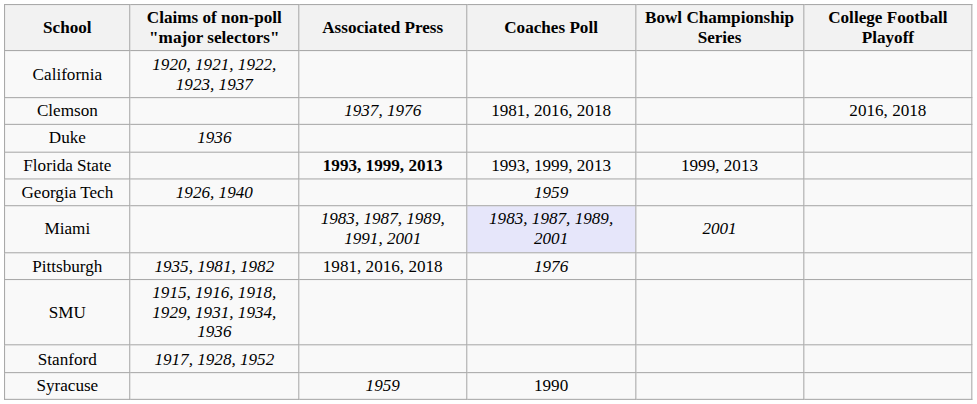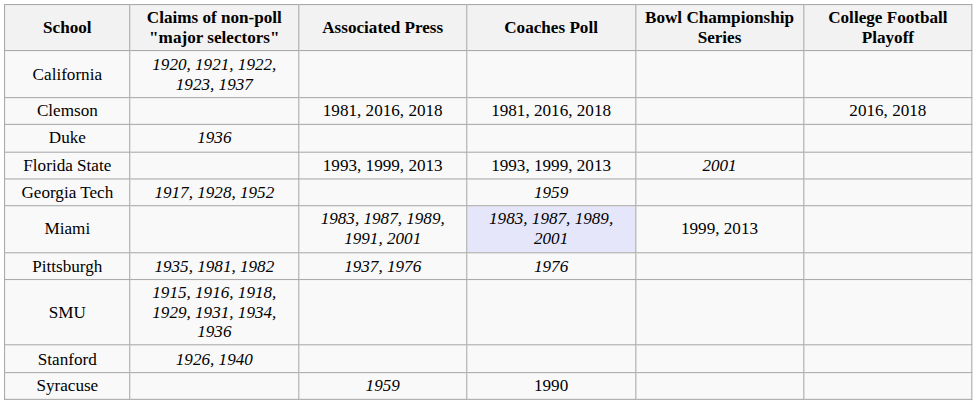(383, 110) 1937, 1976 -> (383, 110) 1981, 2016, 2018
(383, 165) bold -> (383, 165) normal
(719, 165) 1999, 2013 -> (719, 165) 2001
(214, 192) 1926, 1940 -> (214, 192) 1917, 1928, 1952
(719, 229) 2001 -> (719, 229) 1999, 2013
(383, 265) 1981, 2016, 2018 -> (383, 265) 1937, 1976
(214, 358) 1917, 1928, 1952 -> (214, 358) 1926, 1940
